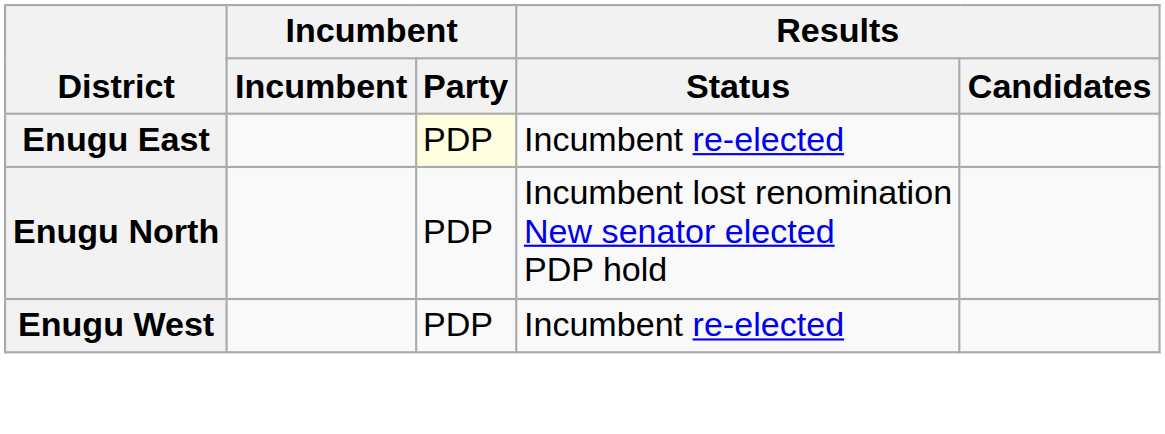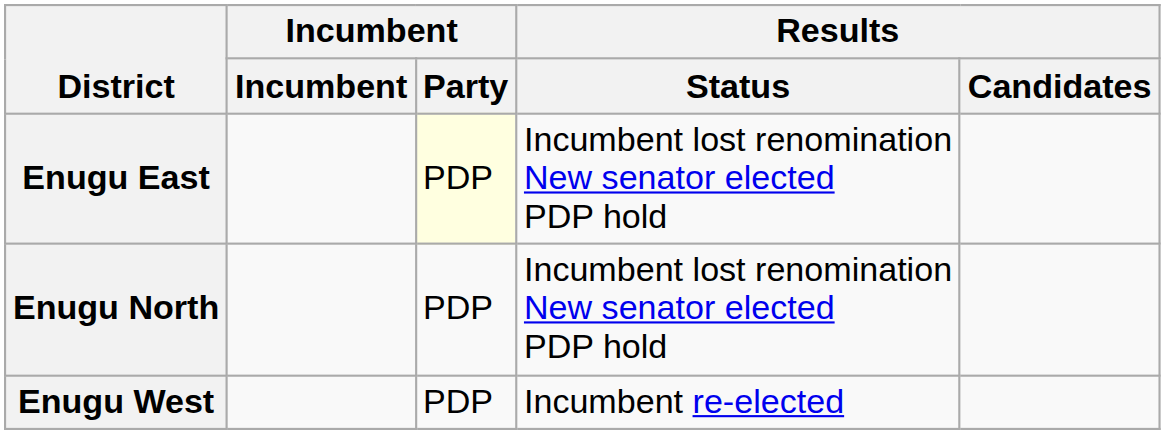(684, 139) Incumbent re-elected -> (738, 177) Incumbent lost renomination New senator elected PDP hold
